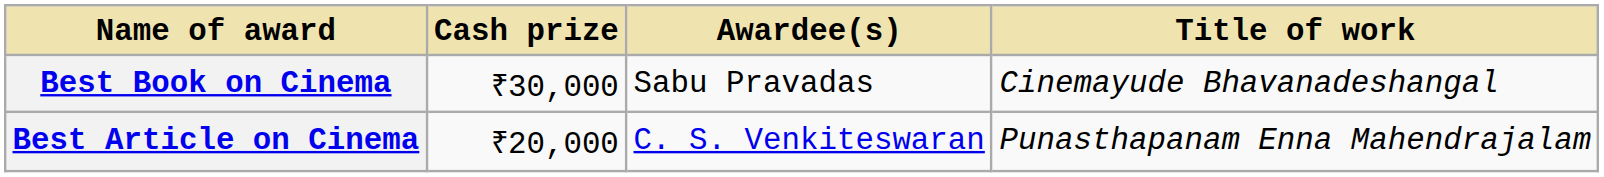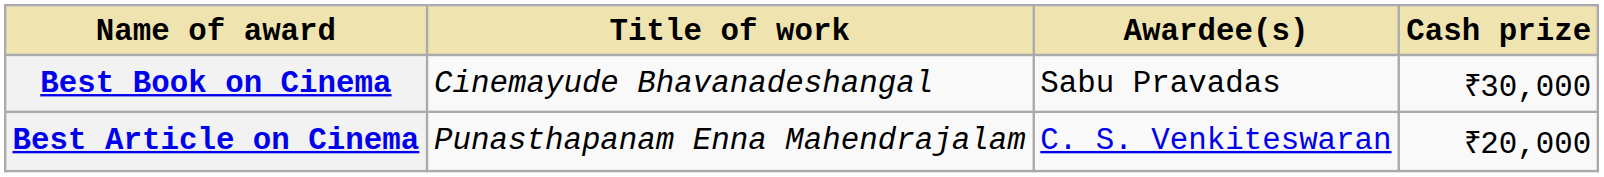columns swapped: (1295, 30) <-> (526, 30)
